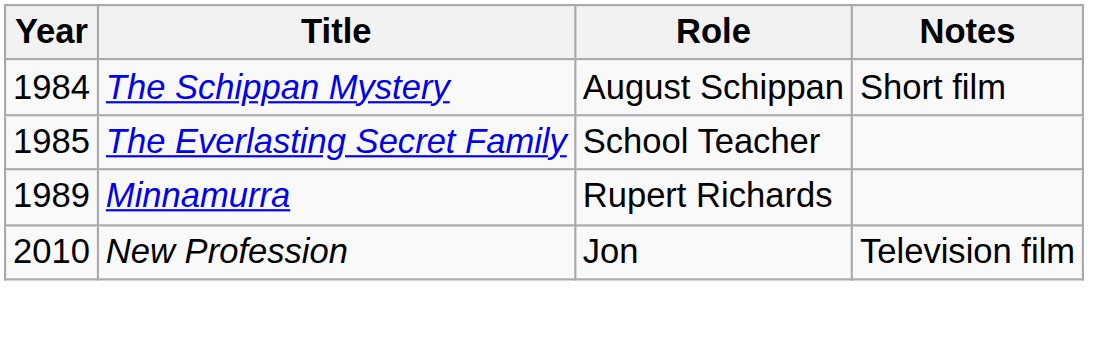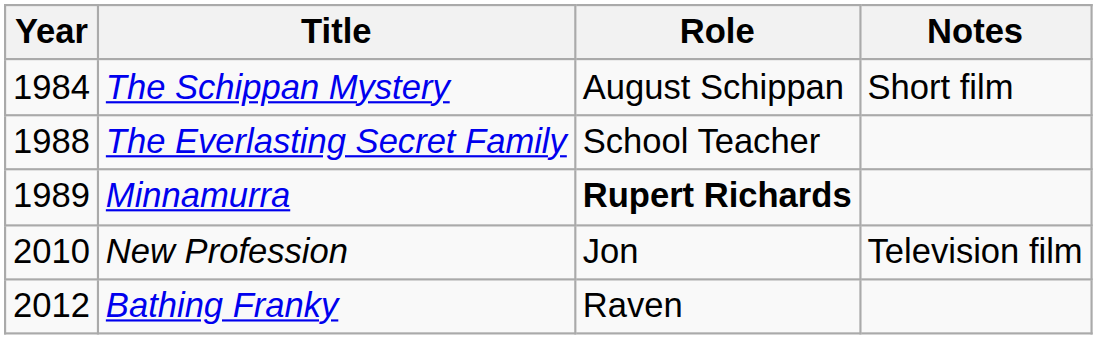(51, 141) 1985 -> (51, 141) 1988
(708, 196) normal -> (717, 196) bold
+ row: (222, 305)
